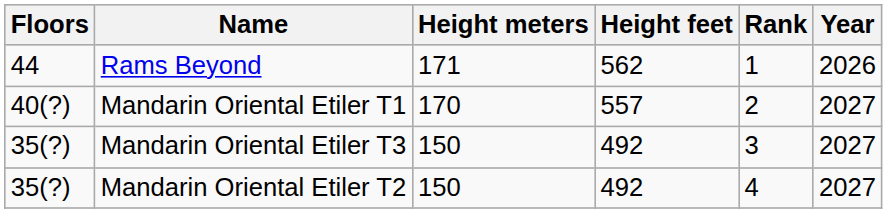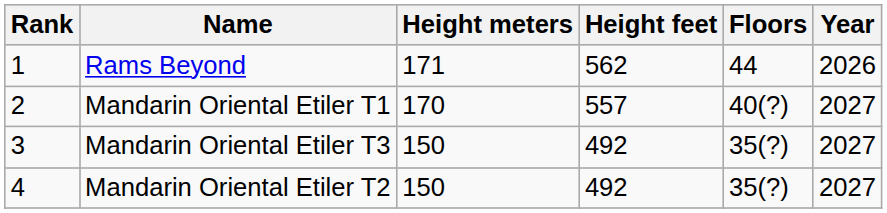columns swapped: (776, 24) <-> (50, 24)
